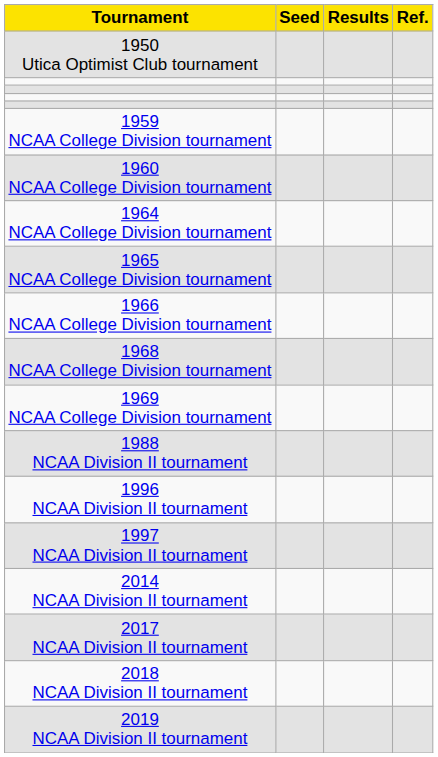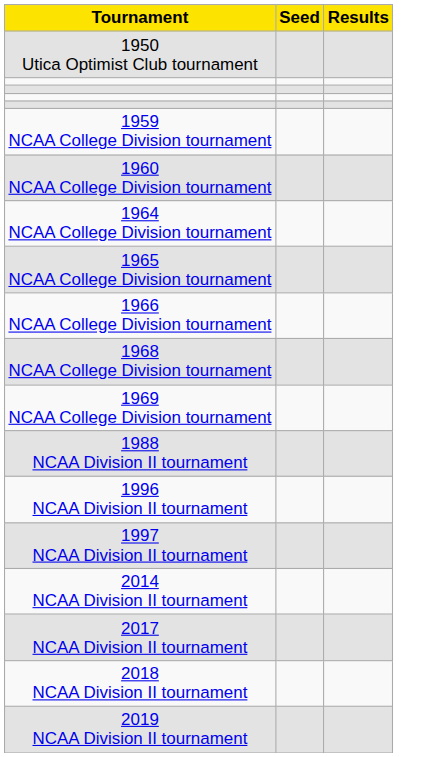- column: (413, 17)
